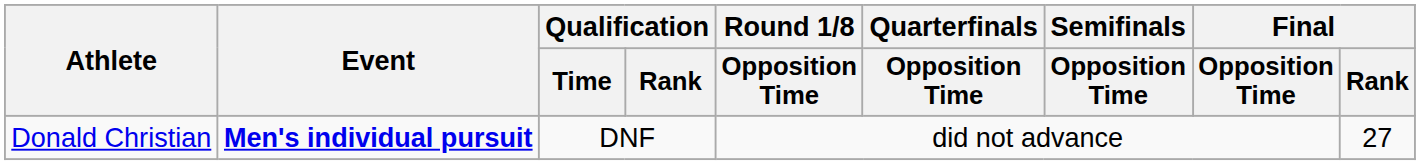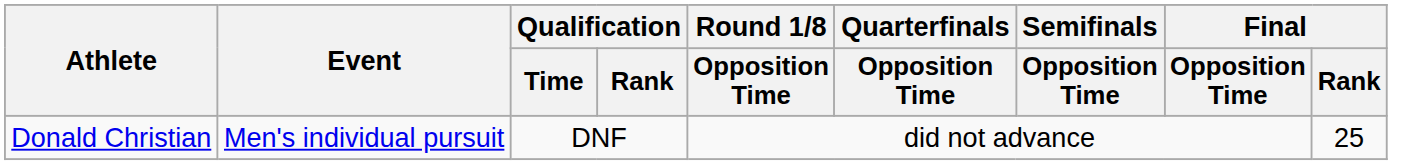(378, 138) bold -> (364, 138) normal
(1377, 138) 27 -> (1349, 138) 25
